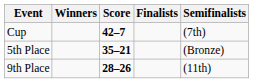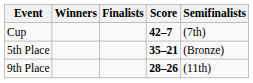columns swapped: (117, 13) <-> (157, 13)
